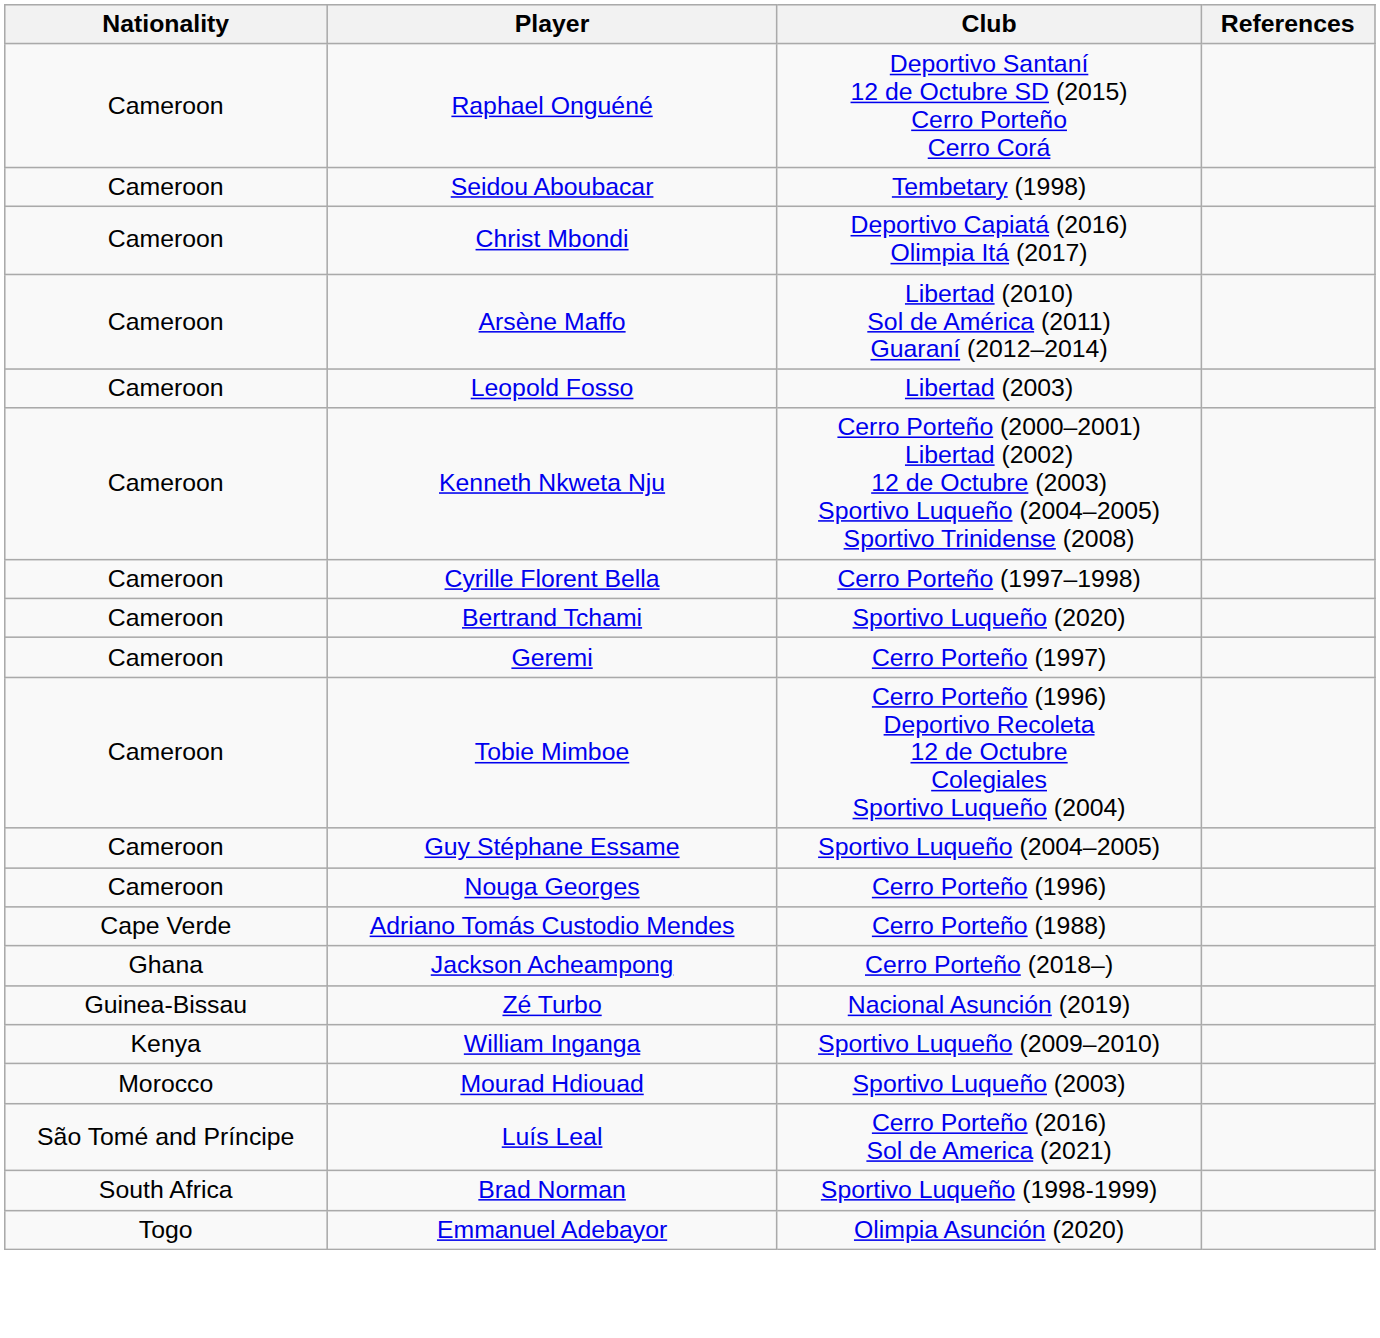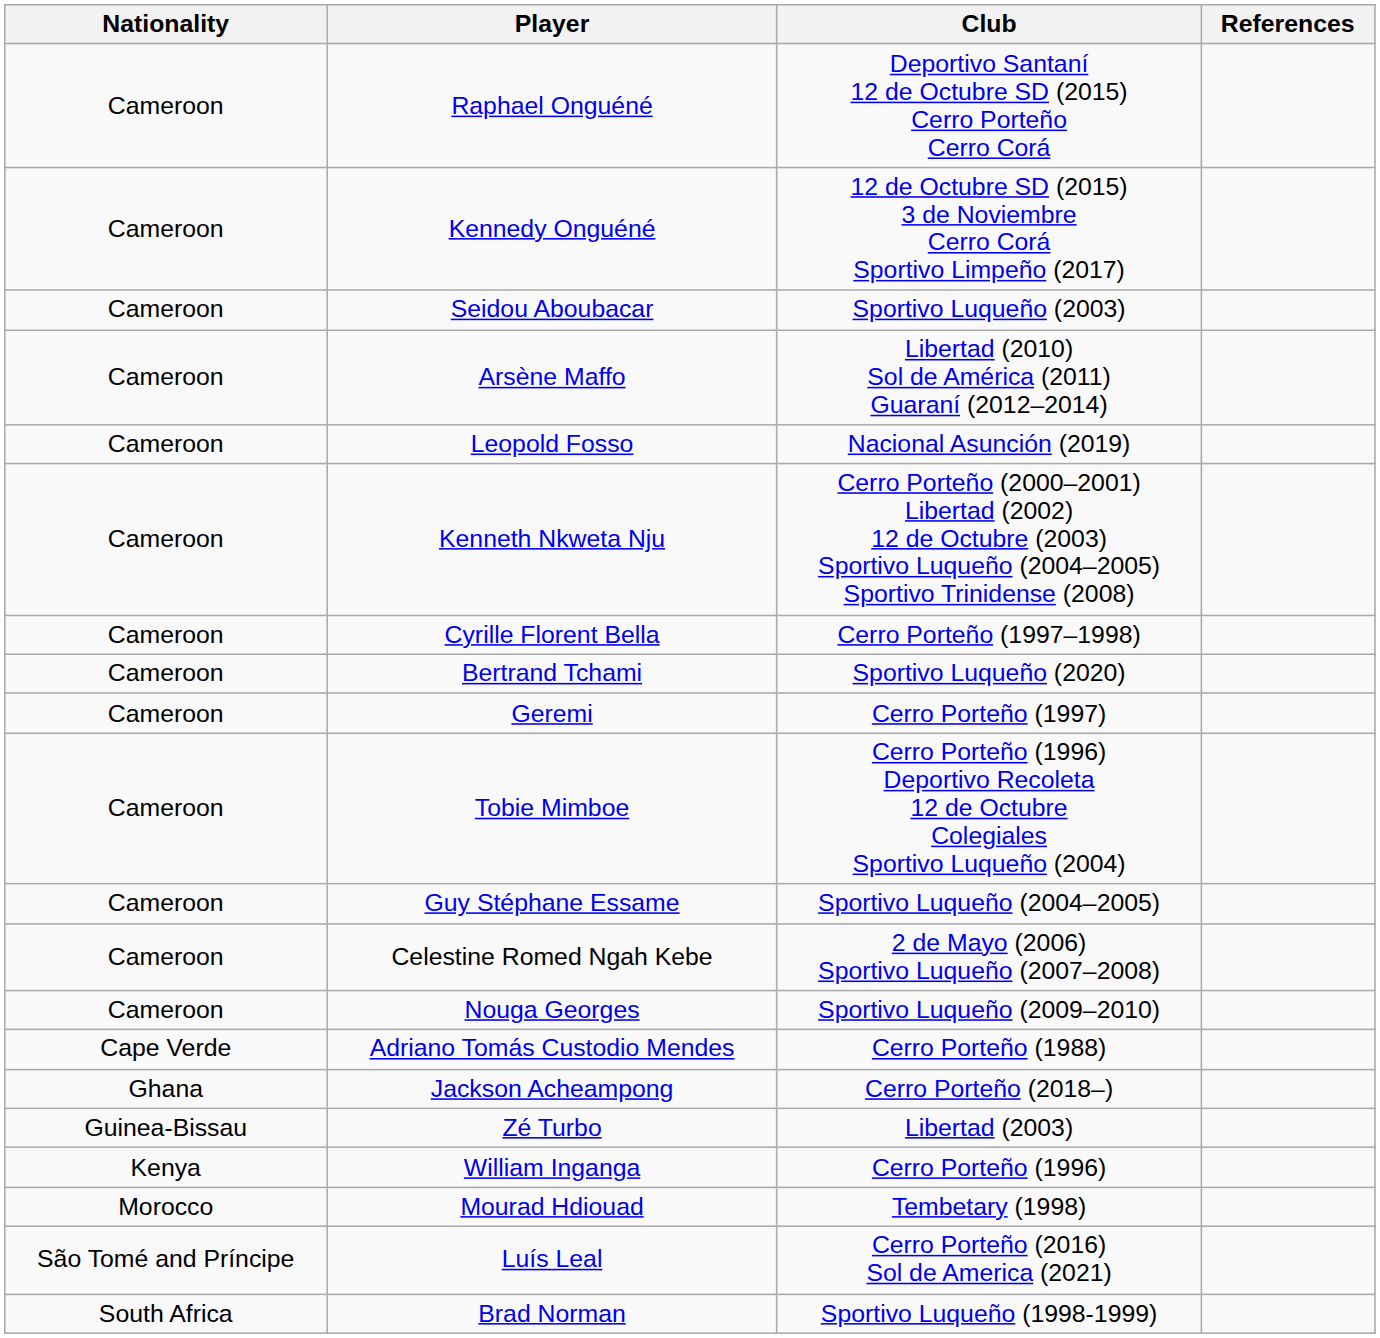+ row: (552, 228)
(989, 186) Tembetary (1998) -> (989, 309) Sportivo Luqueño (2003)
- row: (552, 239)
(989, 388) Libertad (2003) -> (989, 444) Nacional Asunción (2019)
+ row: (552, 956)
(989, 886) Cerro Porteño (1996) -> (989, 1009) Sportivo Luqueño (2009–2010)
(989, 1004) Nacional Asunción (2019) -> (989, 1127) Libertad (2003)
(989, 1044) Sportivo Luqueño (2009–2010) -> (989, 1167) Cerro Porteño (1996)
(989, 1083) Sportivo Luqueño (2003) -> (989, 1206) Tembetary (1998)
- row: (552, 1229)
